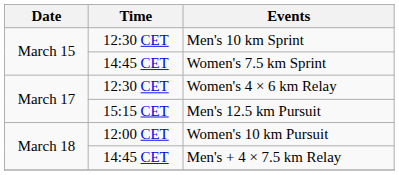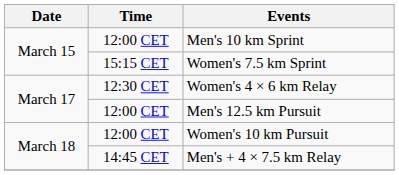(136, 39) 12:30 CET -> (136, 39) 12:00 CET
(136, 63) 14:45 CET -> (136, 63) 15:15 CET
(136, 110) 15:15 CET -> (136, 110) 12:00 CET
